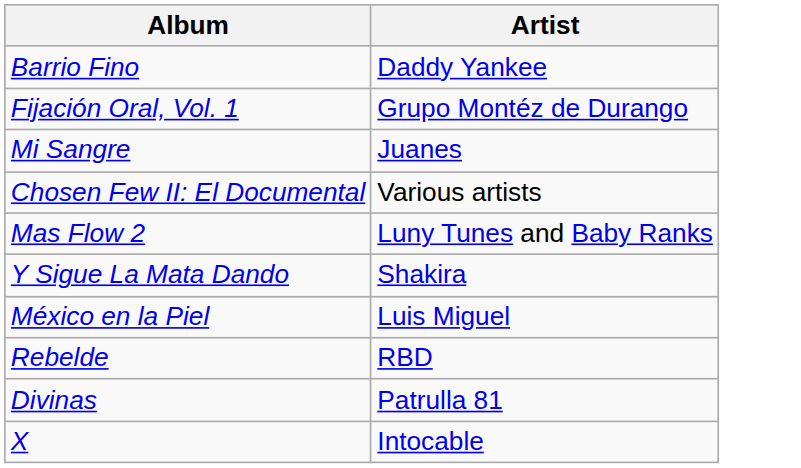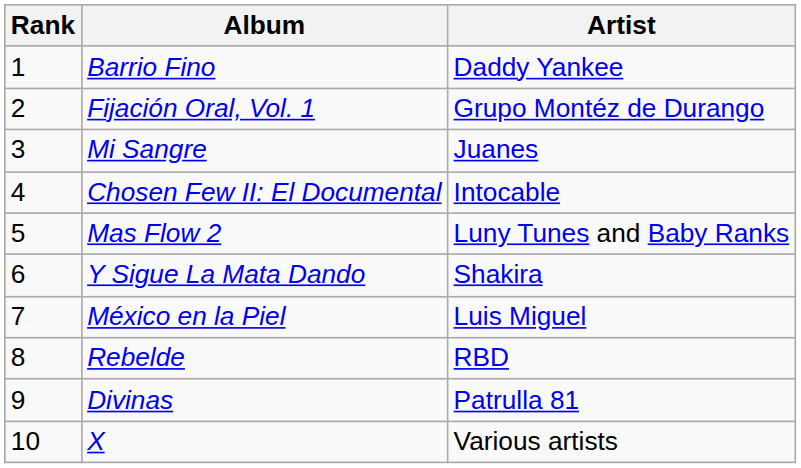+ column: (43, 25)
(460, 191) Various artists -> (507, 191) Intocable
(431, 441) Intocable -> (536, 441) Various artists
